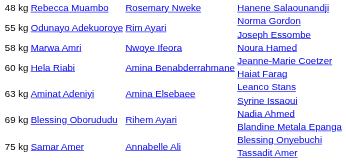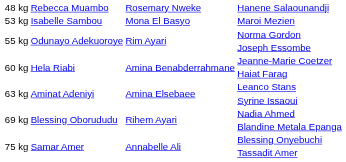+ row: (266, 21)
- row: (267, 48)
